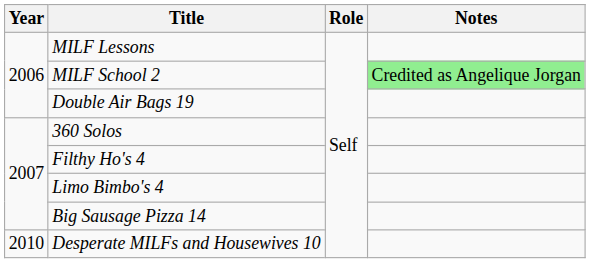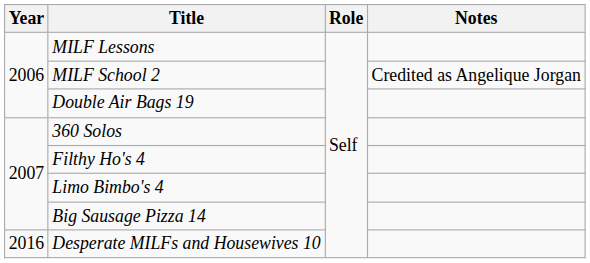(476, 74) lightgreen background -> (476, 74) no background
(26, 243) 2010 -> (26, 243) 2016
